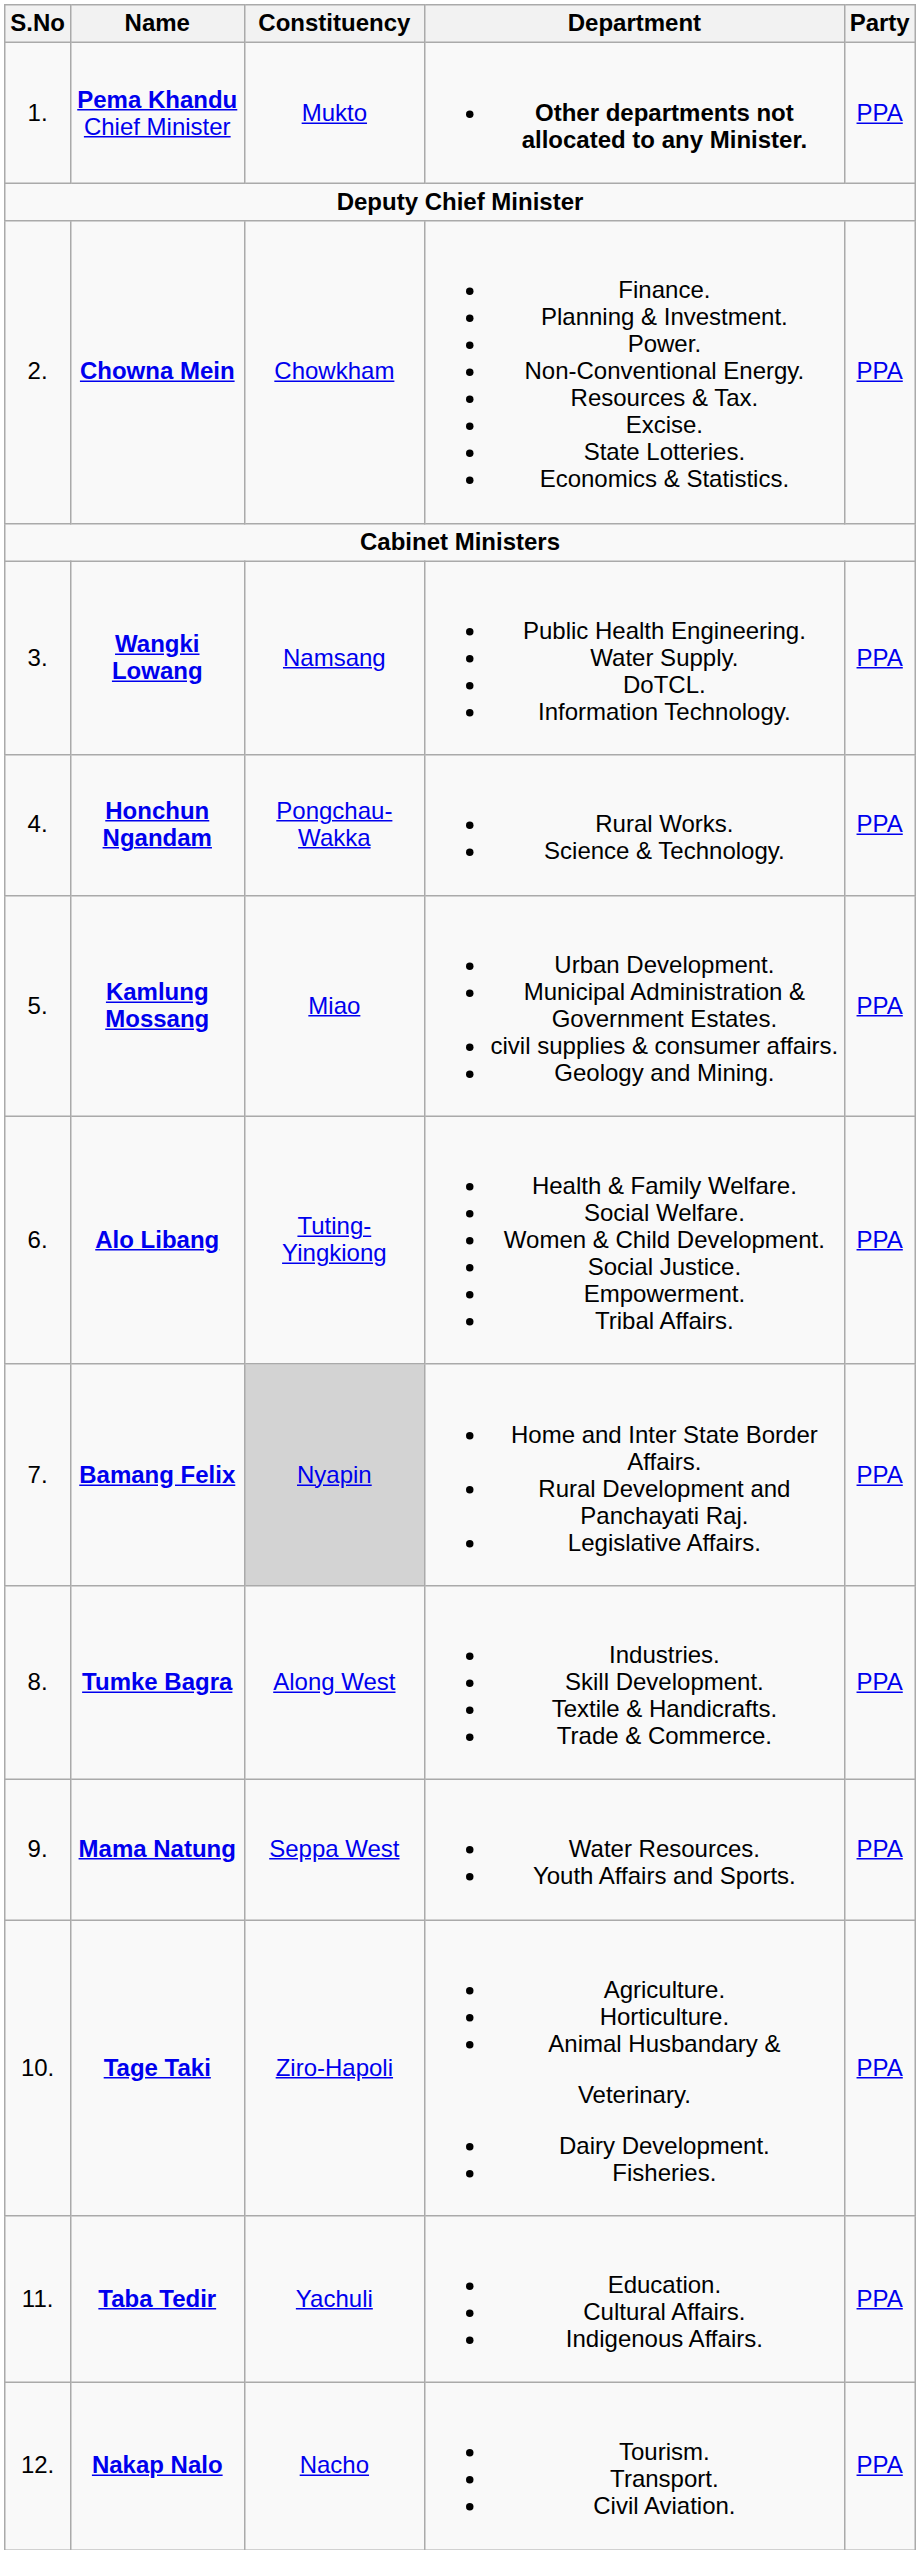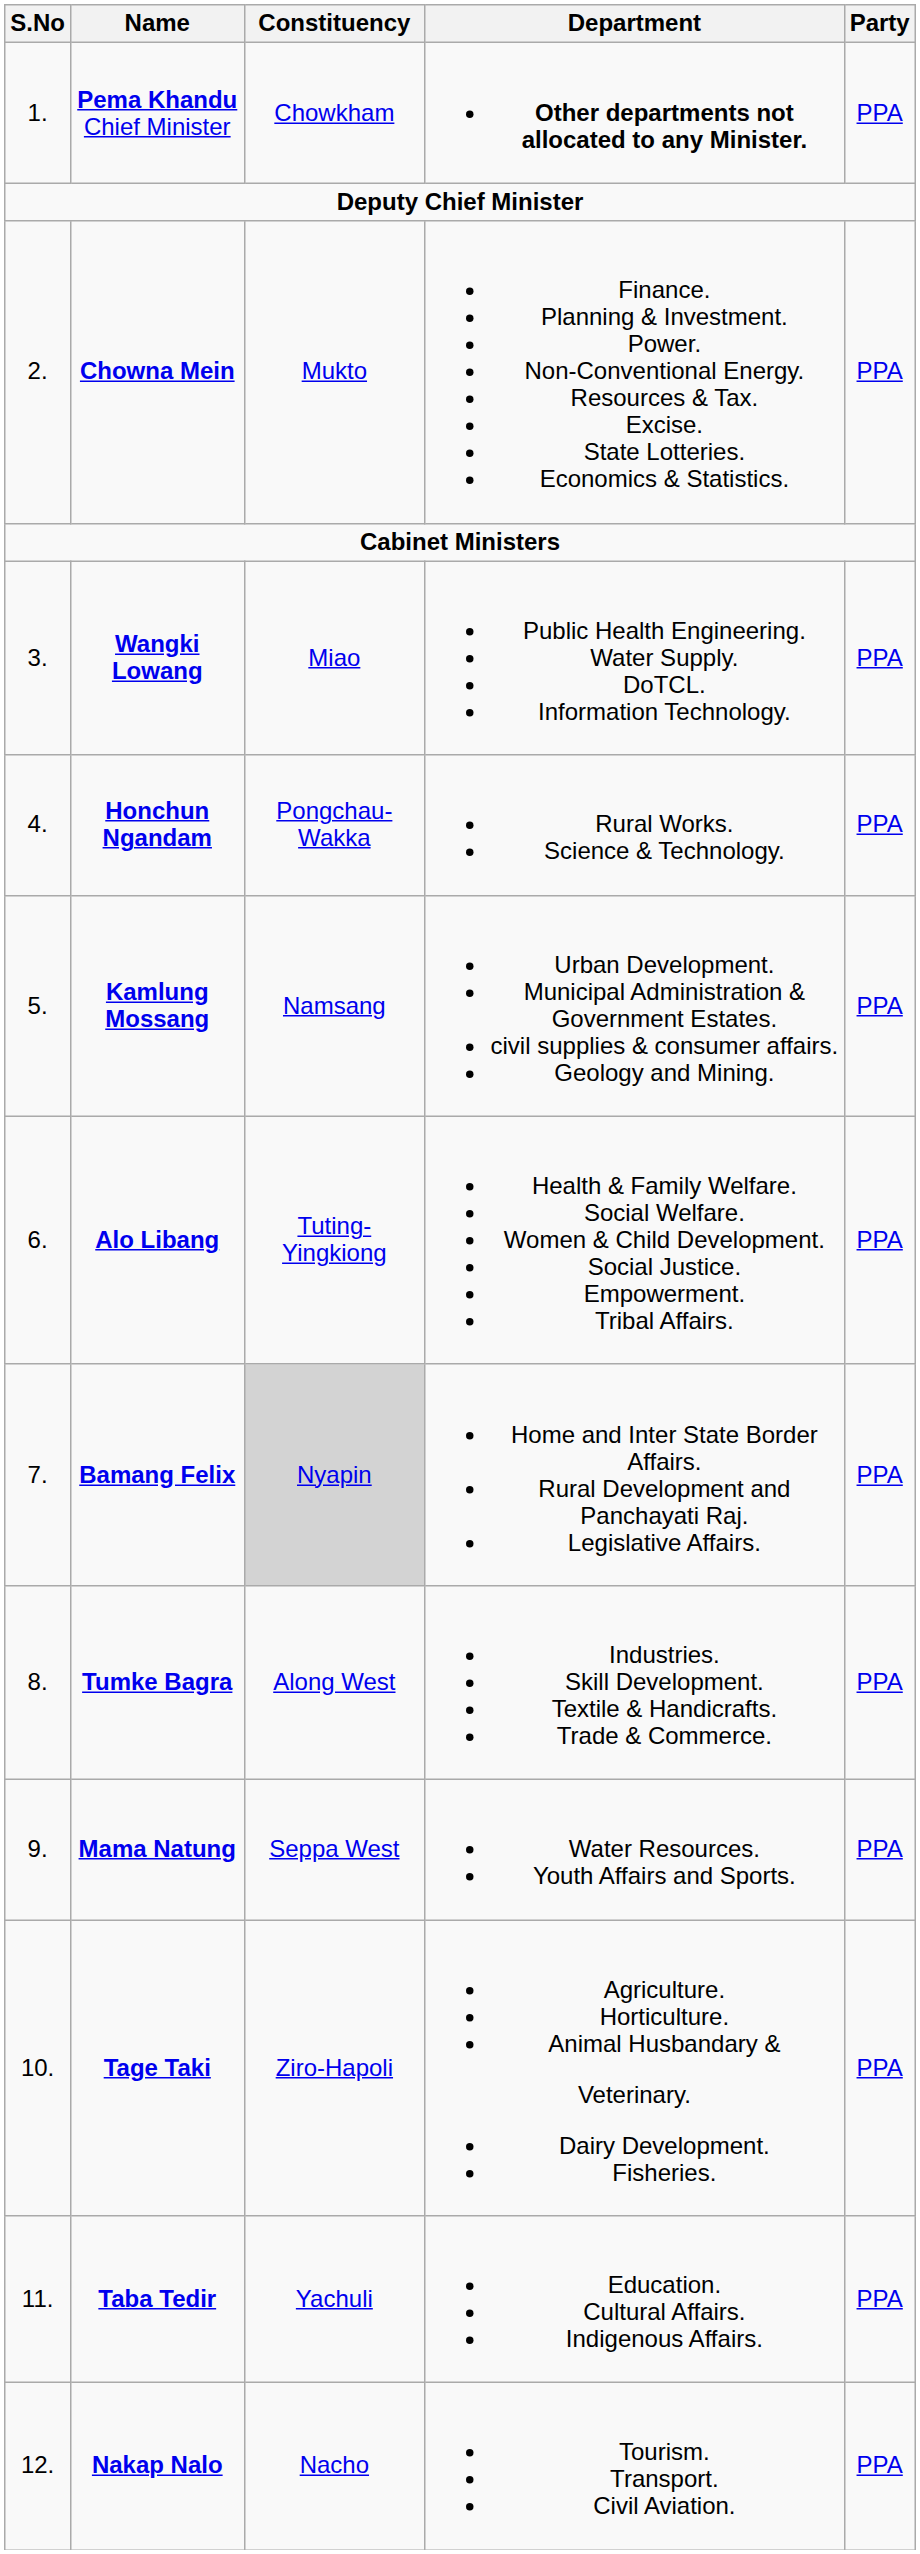(334, 112) Mukto -> (334, 112) Chowkham
(334, 371) Chowkham -> (334, 371) Mukto
(334, 657) Namsang -> (334, 657) Miao
(334, 1005) Miao -> (334, 1005) Namsang
